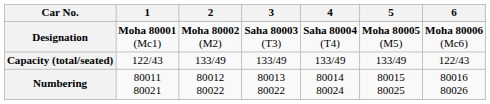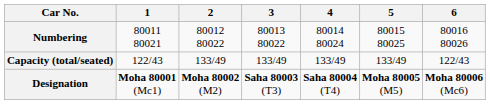rows swapped: (60, 36) <-> (60, 84)
